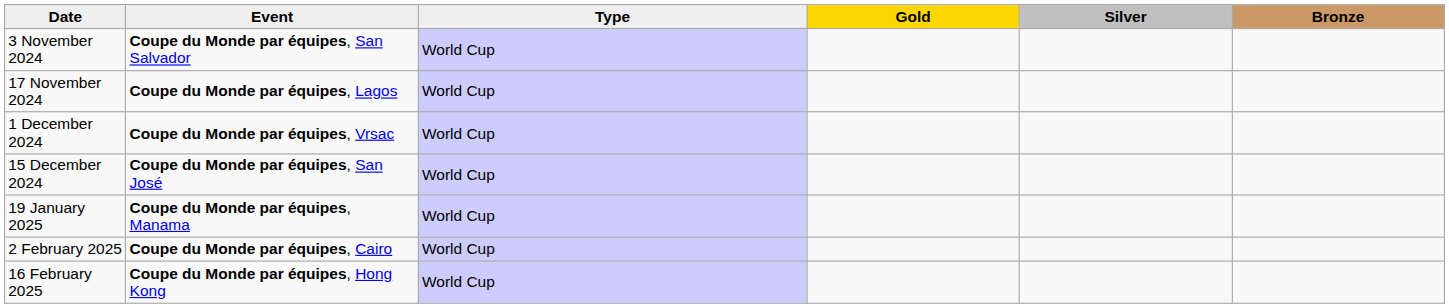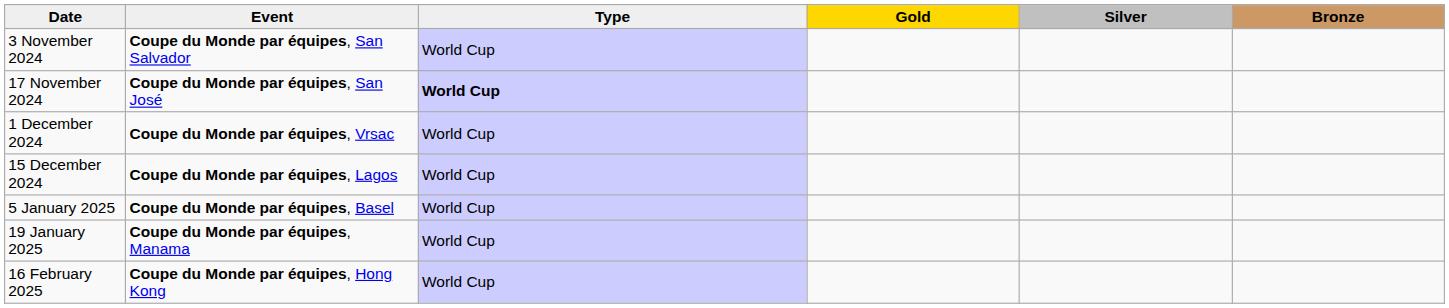(263, 91) Coupe du Monde par équipes, Lagos -> (256, 91) Coupe du Monde par équipes, San José
(458, 91) normal -> (461, 91) bold
(256, 174) Coupe du Monde par équipes, San José -> (263, 174) Coupe du Monde par équipes, Lagos
+ row: (62, 207)
- row: (65, 249)
